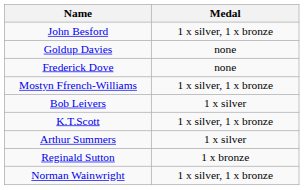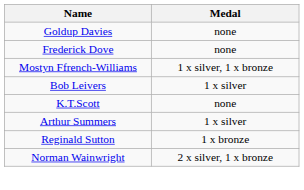- row: (78, 31)
(225, 121) 1 x silver, 1 x bronze -> (225, 103) none
(225, 175) 1 x silver, 1 x bronze -> (225, 157) 2 x silver, 1 x bronze
